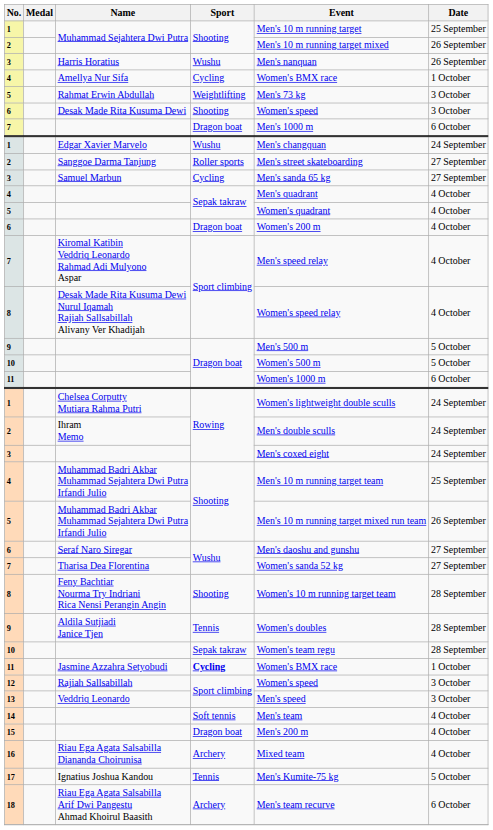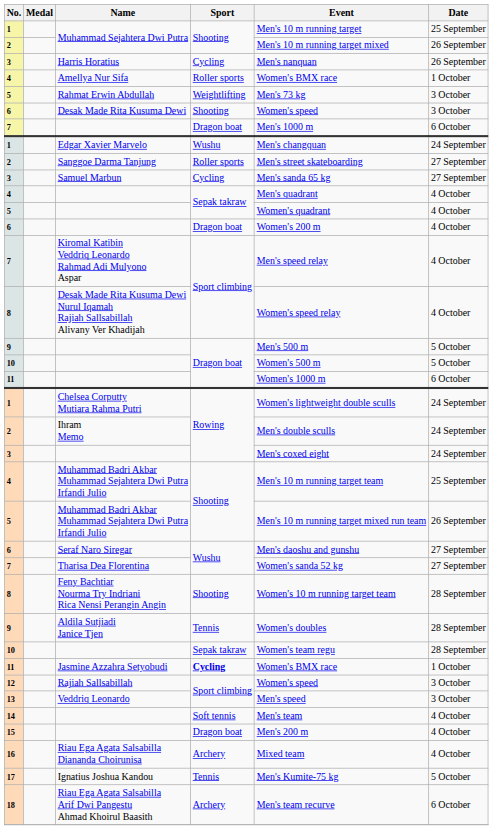(207, 62) Wushu -> (208, 62) Cycling
(208, 78) Cycling -> (218, 78) Roller sports
